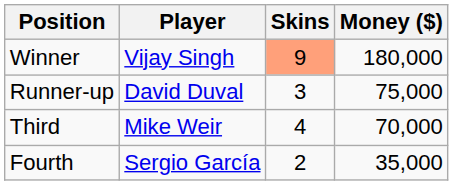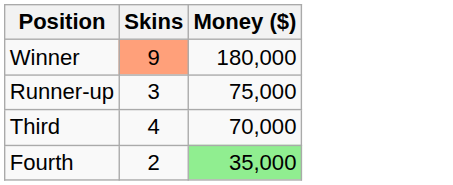- column: (192, 22)
(409, 162) no background -> (263, 162) lightgreen background
